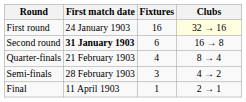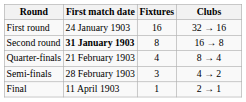(209, 27) lightyellow background -> (209, 27) no background
(157, 43) 6 -> (157, 43) 8
